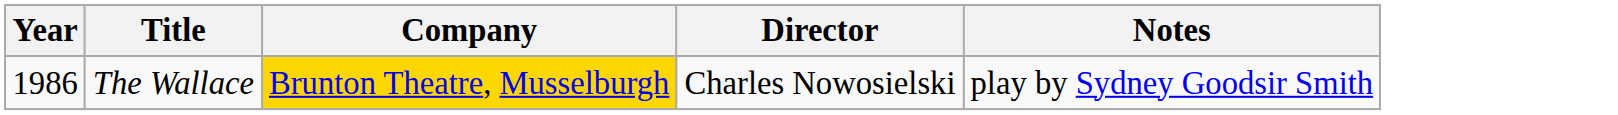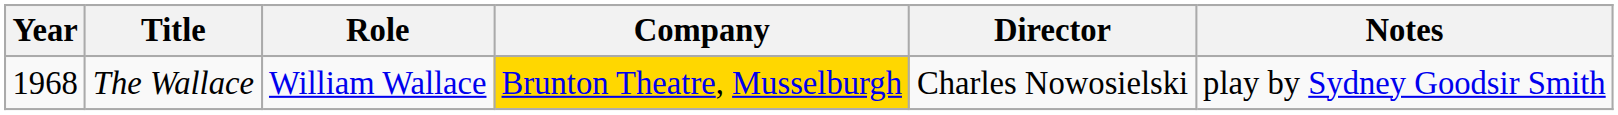+ column: (378, 30)
(45, 82) 1986 -> (45, 82) 1968
